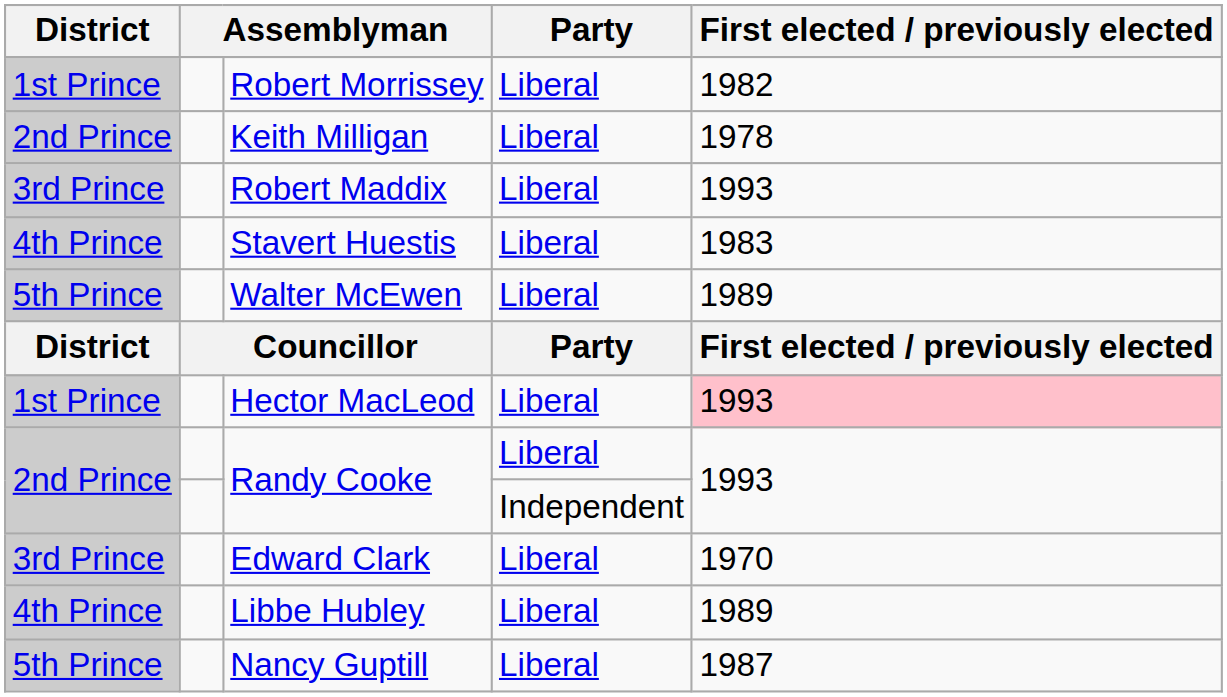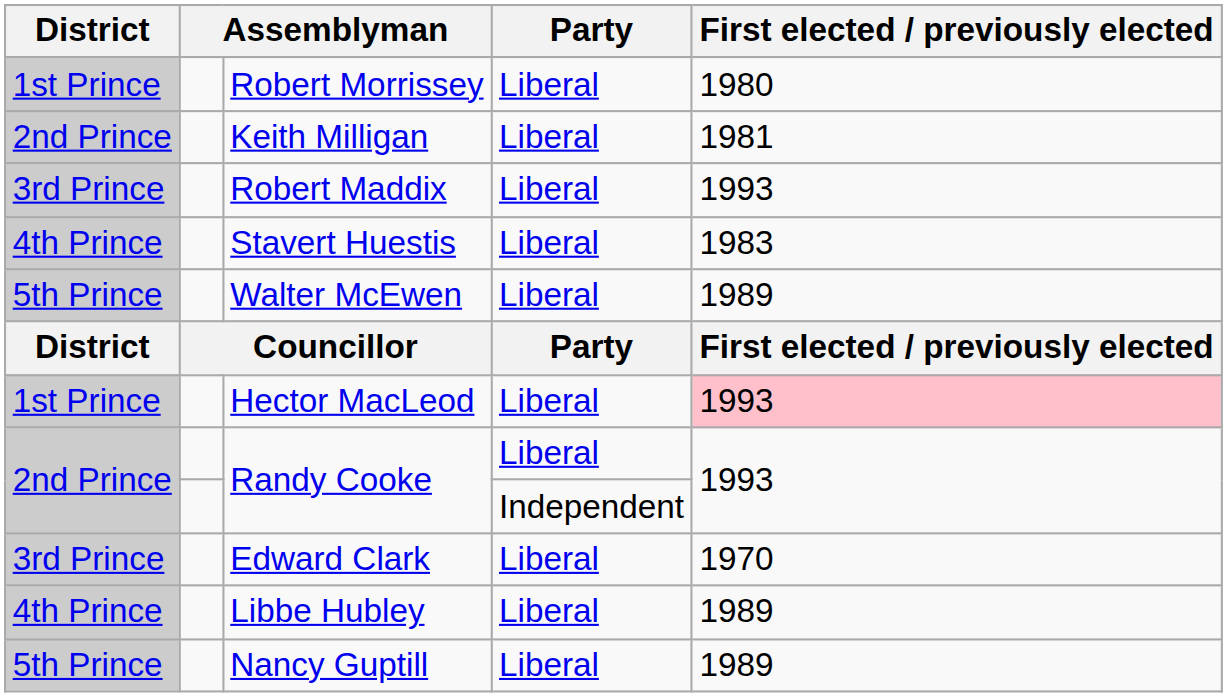(736, 83) 1982 -> (736, 83) 1980
(736, 136) 1978 -> (736, 136) 1981
(736, 664) 1987 -> (736, 664) 1989
